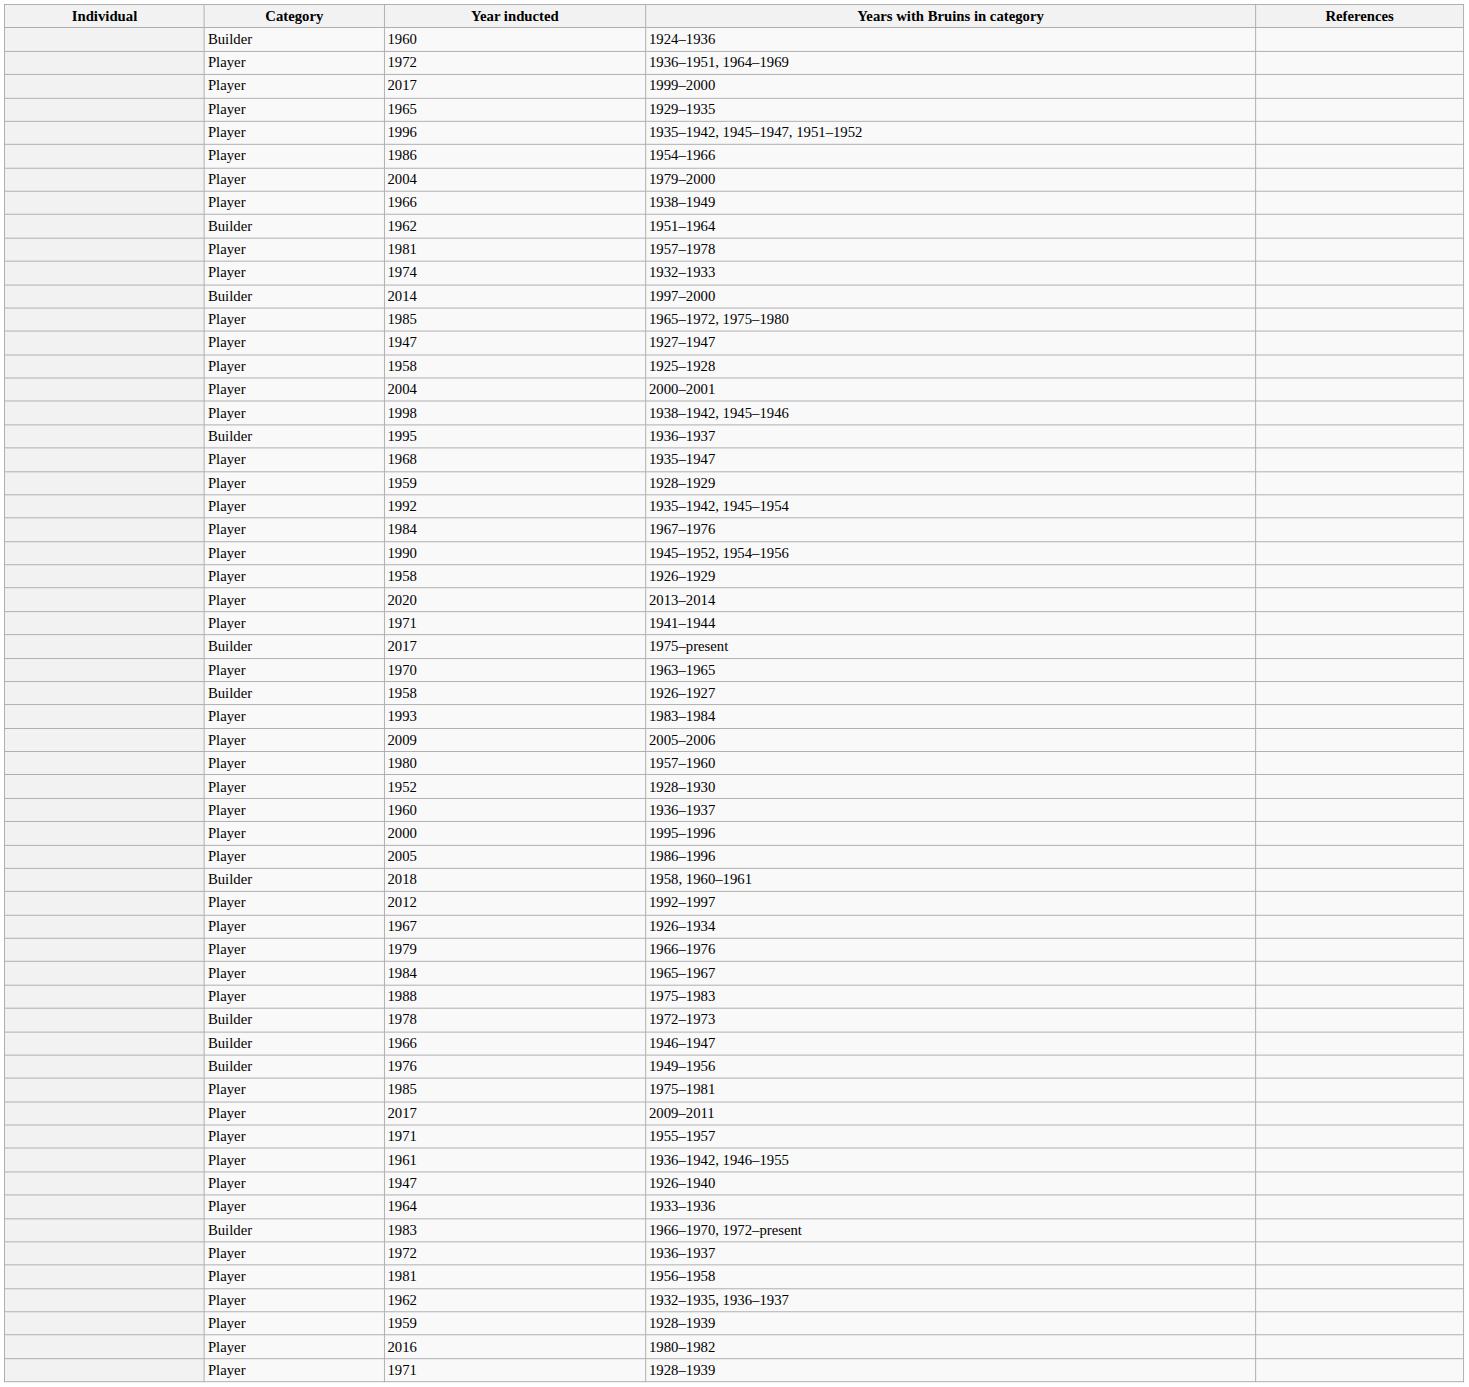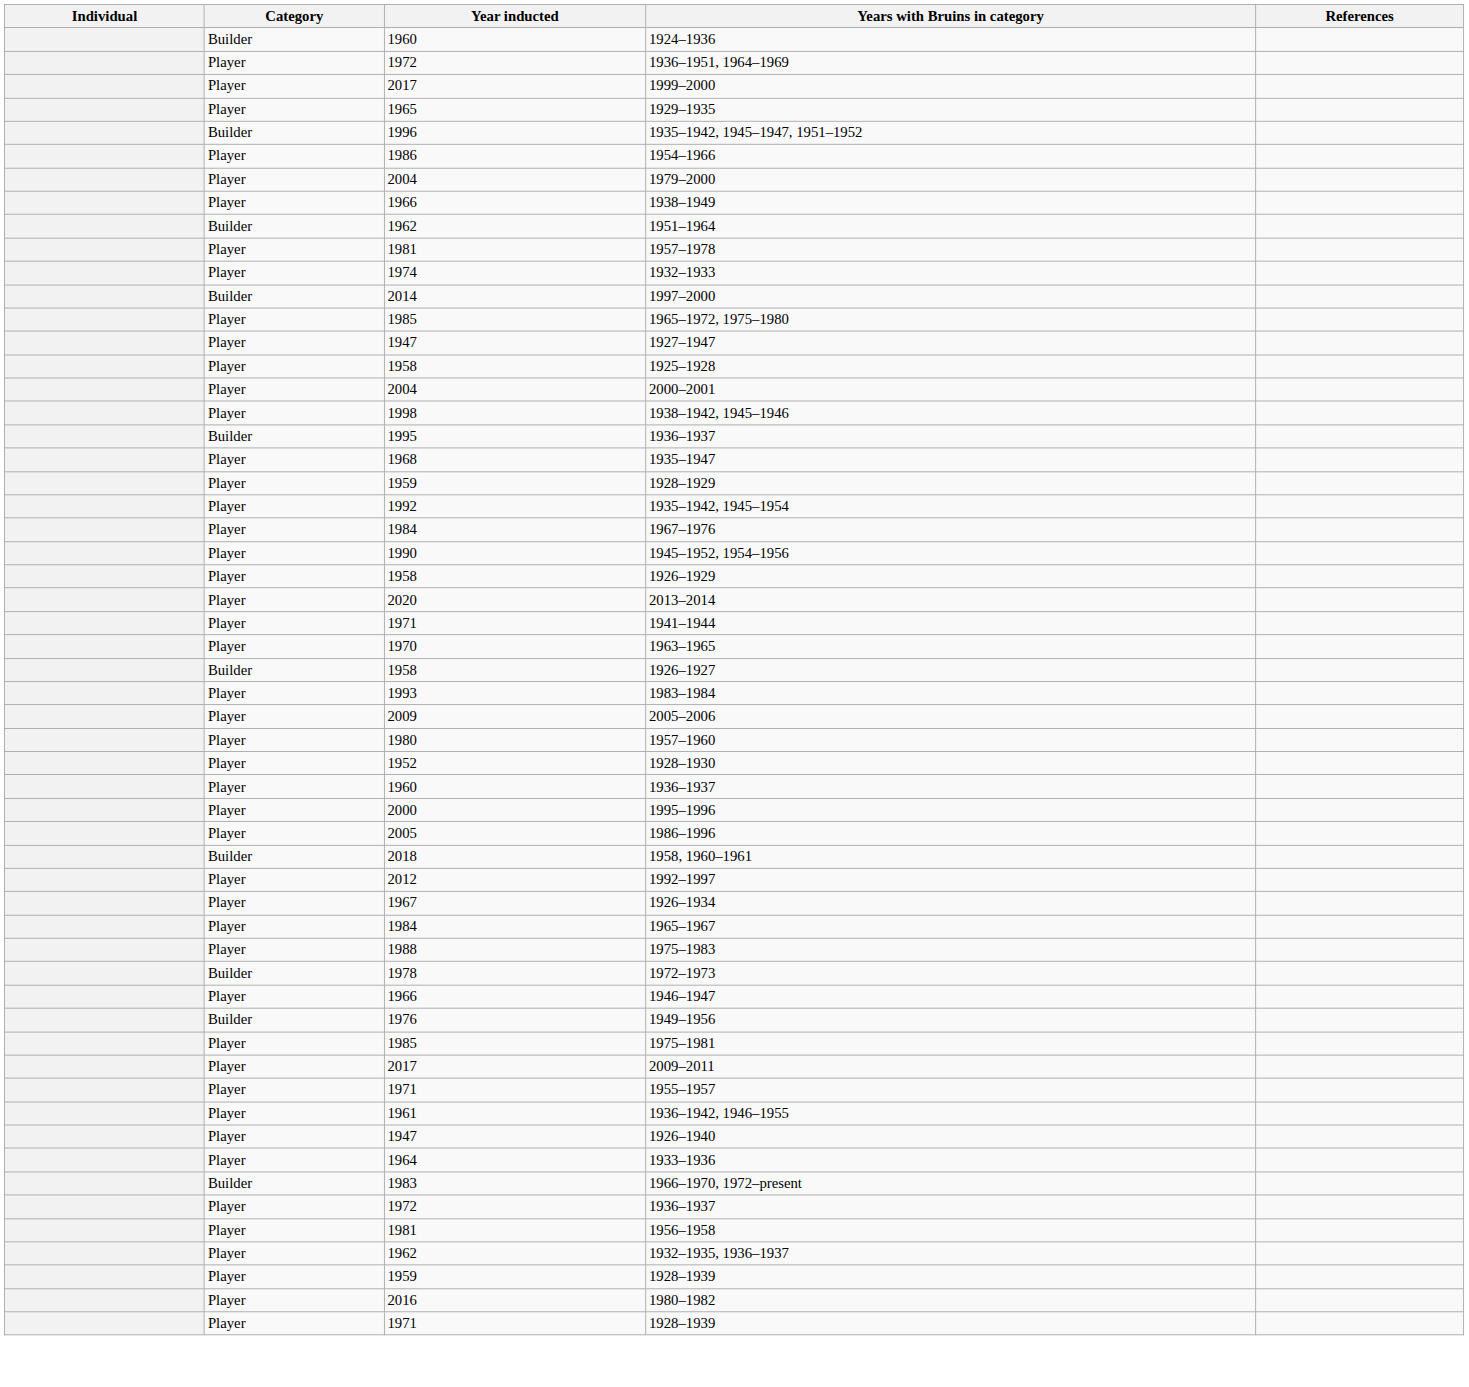(227, 132) Player -> (230, 132) Builder
- row: (402, 646)
- row: (402, 949)
(230, 1043) Builder -> (227, 996) Player
